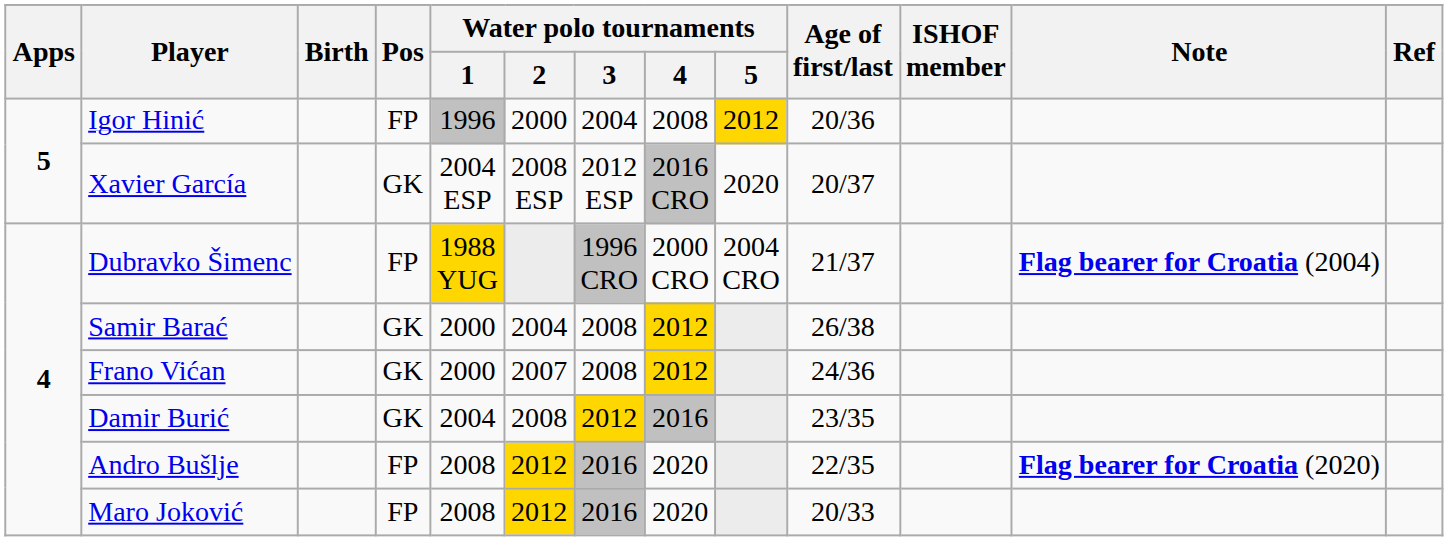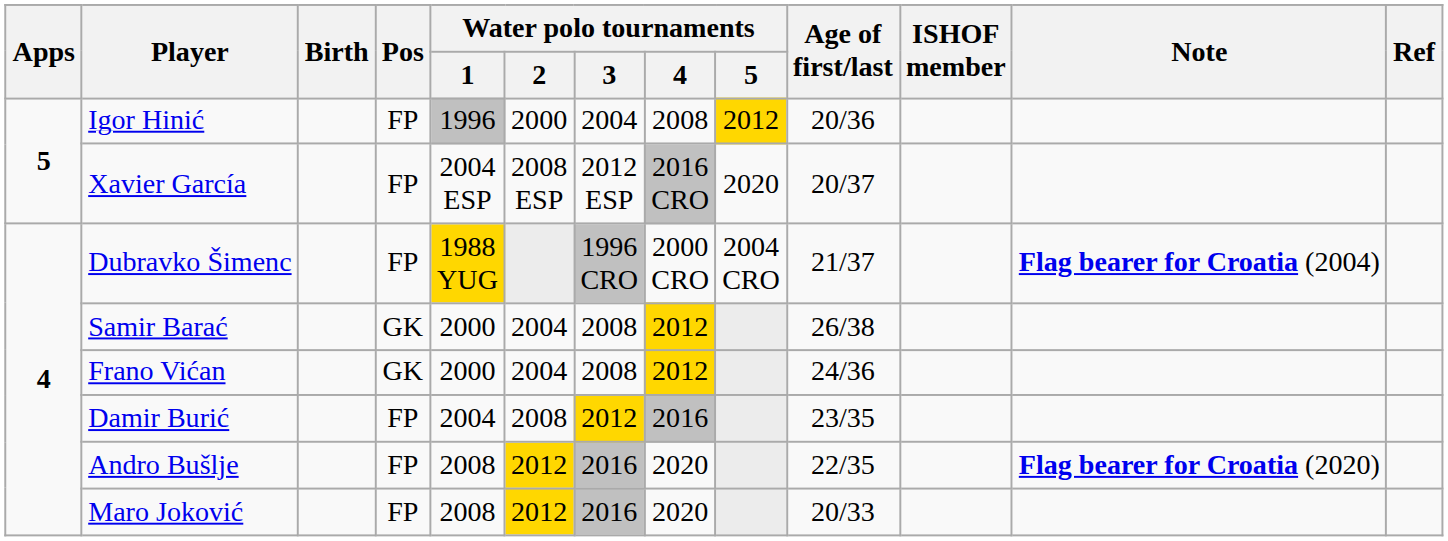(403, 183) GK -> (403, 183) FP
(539, 372) 2007 -> (539, 372) 2004
(403, 418) GK -> (403, 418) FP
